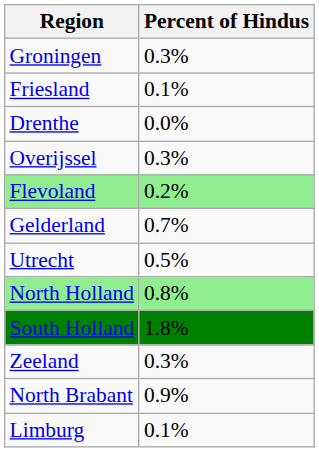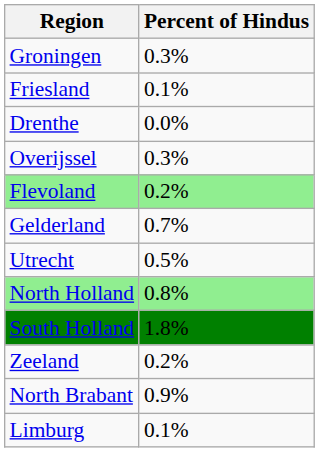(166, 361) 0.3% -> (166, 361) 0.2%
